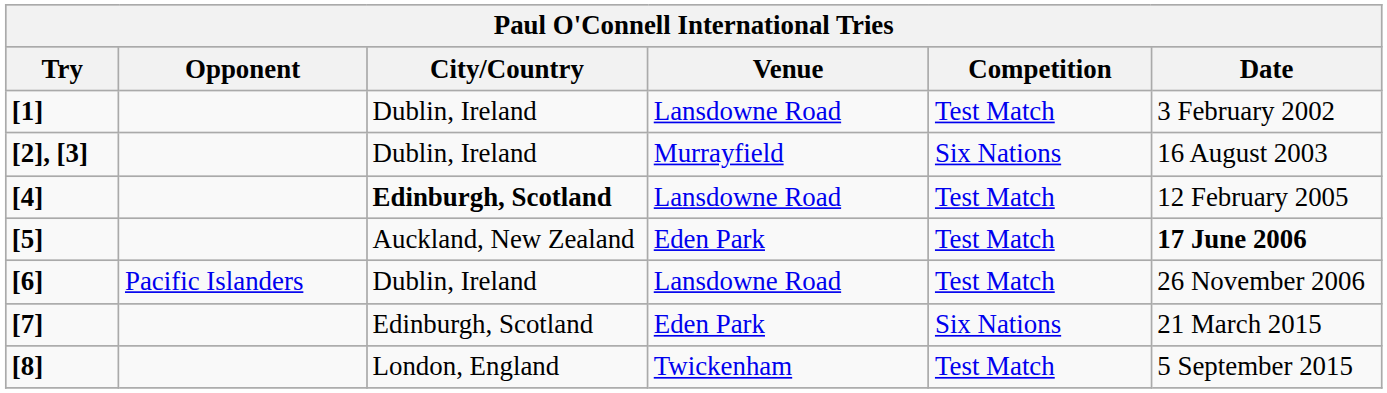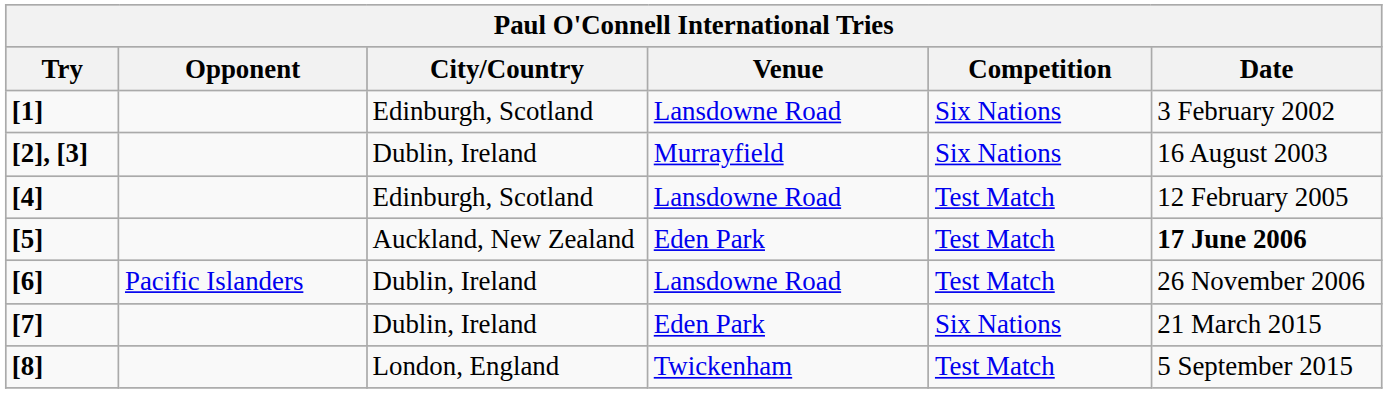(455, 111) Dublin, Ireland -> (483, 111) Edinburgh, Scotland
(995, 111) Test Match -> (998, 111) Six Nations
(492, 196) bold -> (483, 196) normal
(483, 324) Edinburgh, Scotland -> (455, 324) Dublin, Ireland
